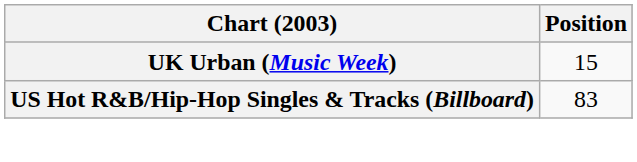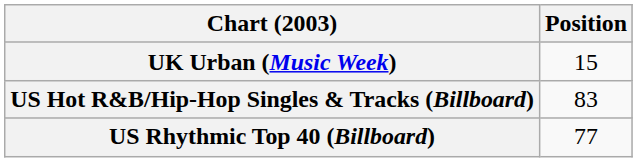+ row: (272, 136)
